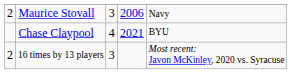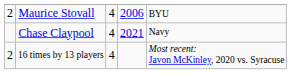(112, 13) 3 -> (112, 13) 4
(159, 13) Navy -> (159, 13) BYU
(159, 32) BYU -> (159, 32) Navy
(112, 55) 3 -> (112, 55) 4
